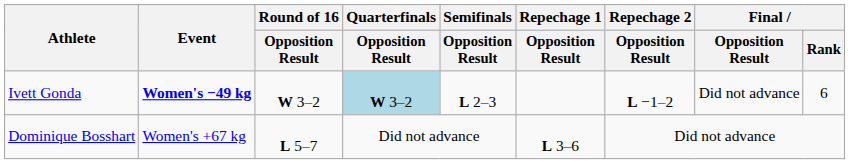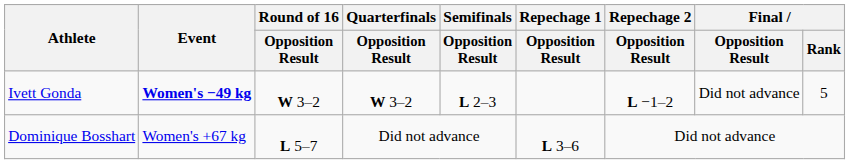(391, 102) lightblue background -> (391, 102) no background
(824, 93) 6 -> (824, 93) 5
